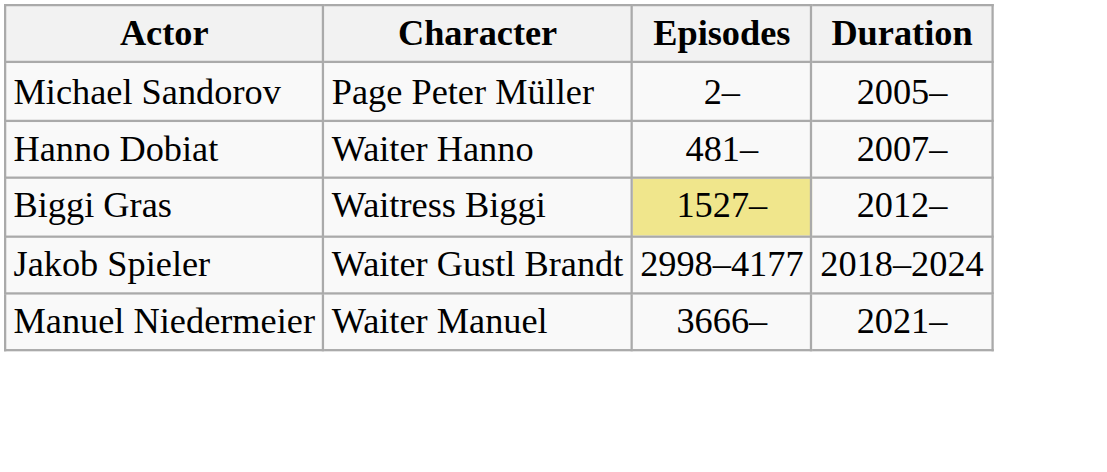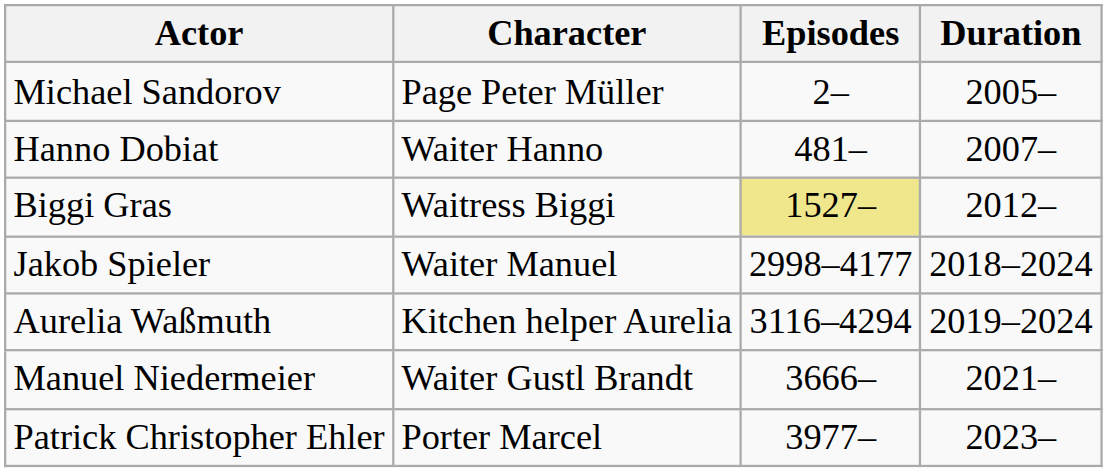(478, 263) Waiter Gustl Brandt -> (509, 263) Waiter Manuel
+ row: (142, 321)
(440, 321) Waiter Manuel -> (547, 378) Waiter Gustl Brandt
+ row: (199, 436)
